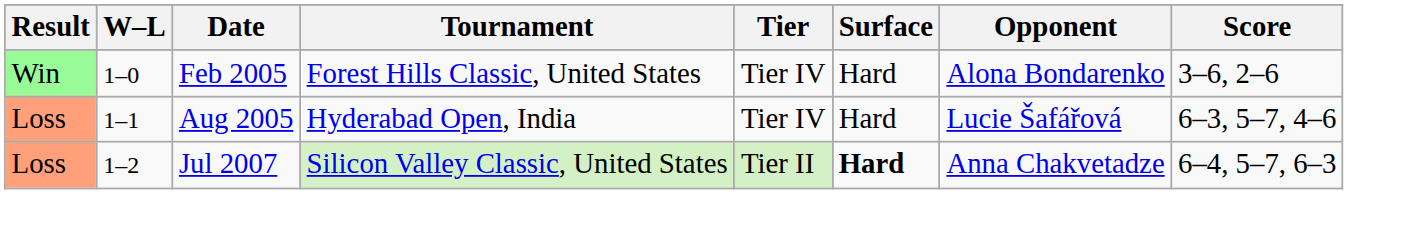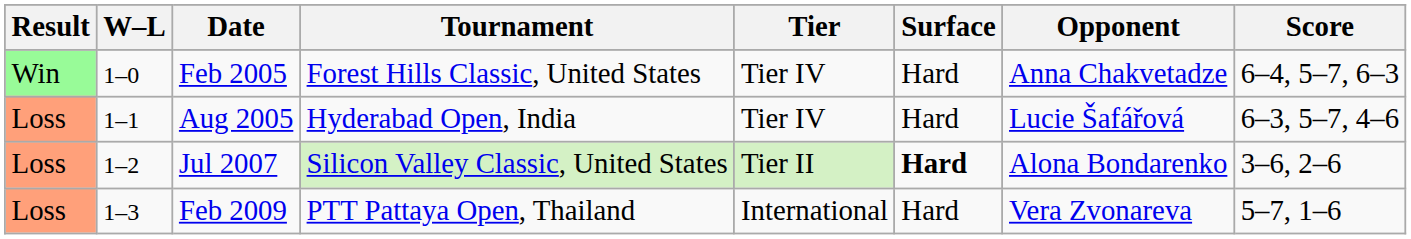(1056, 73) Alona Bondarenko -> (1118, 73) Anna Chakvetadze
(1228, 73) 3–6, 2–6 -> (1320, 73) 6–4, 5–7, 6–3
(1056, 164) Anna Chakvetadze -> (1118, 164) Alona Bondarenko
(1257, 164) 6–4, 5–7, 6–3 -> (1291, 164) 3–6, 2–6
+ row: (233, 210)
